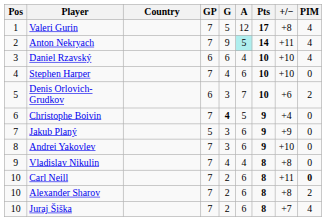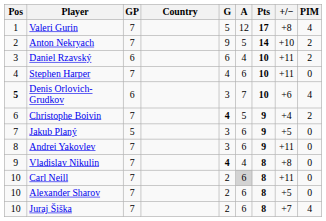columns swapped: (162, 12) <-> (210, 12)
(244, 43) paleturquoise background -> (244, 43) no background
(286, 43) +11 -> (286, 43) +10
(310, 43) 4 -> (310, 43) 2
(286, 58) +10 -> (286, 58) +11
(310, 58) 4 -> (310, 58) 2
(286, 74) +10 -> (286, 74) +11
(16, 95) normal -> (16, 95) bold
(310, 95) 2 -> (310, 95) 4
(310, 116) 0 -> (310, 116) 2
(286, 131) +9 -> (286, 131) +5
(286, 147) +10 -> (286, 147) +11
(227, 162) normal -> (227, 162) bold
(244, 178) no background -> (244, 178) lightgrey background
(310, 178) bold -> (310, 178) normal
(286, 193) +8 -> (286, 193) +5
(310, 193) 2 -> (310, 193) 0
